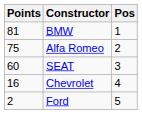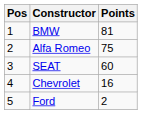columns swapped: (125, 13) <-> (24, 13)
